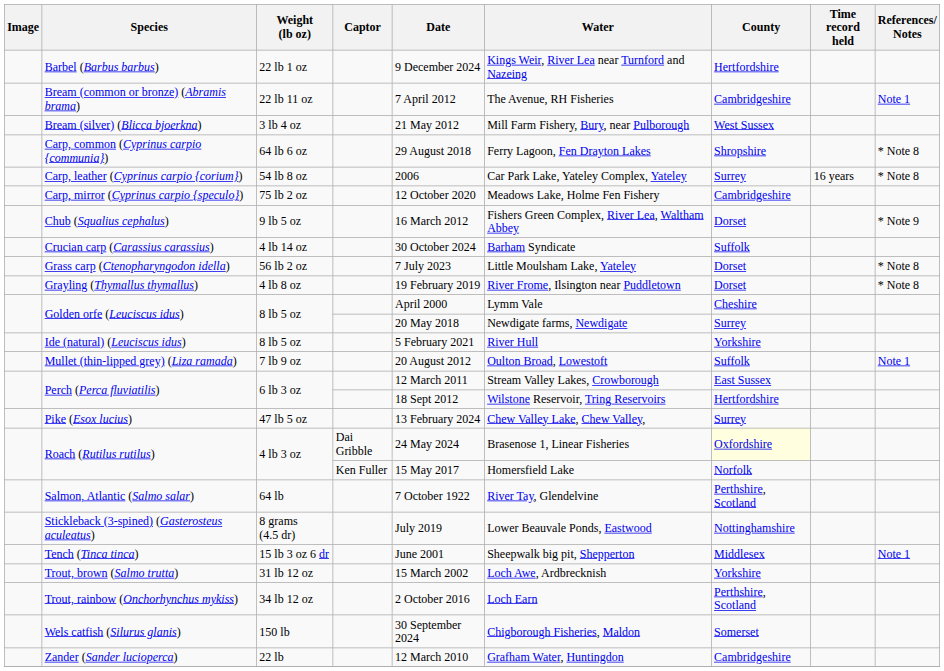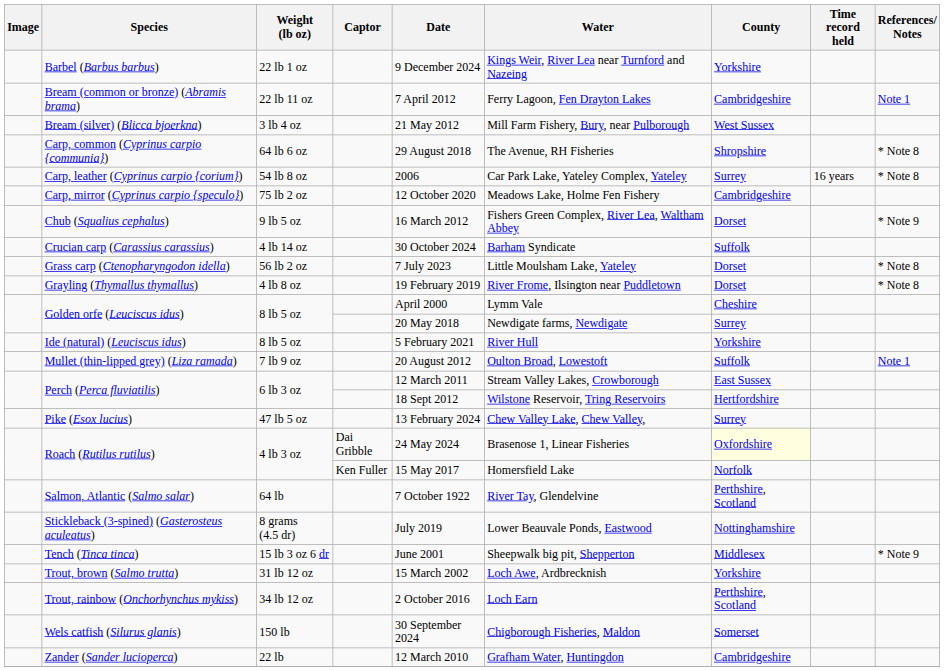(746, 66) Hertfordshire -> (737, 66) Yorkshire
(550, 99) The Avenue, RH Fisheries -> (569, 99) Ferry Lagoon, Fen Drayton Lakes
(569, 150) Ferry Lagoon, Fen Drayton Lakes -> (550, 150) The Avenue, RH Fisheries
(894, 554) Note 1 -> (898, 554) * Note 9
